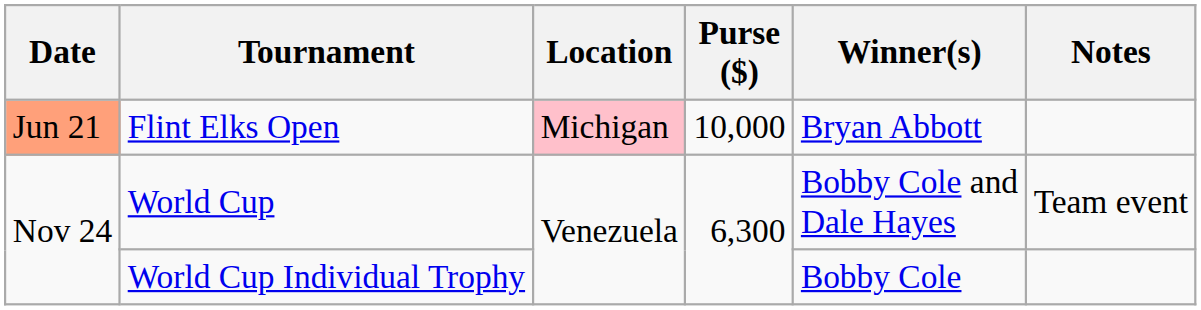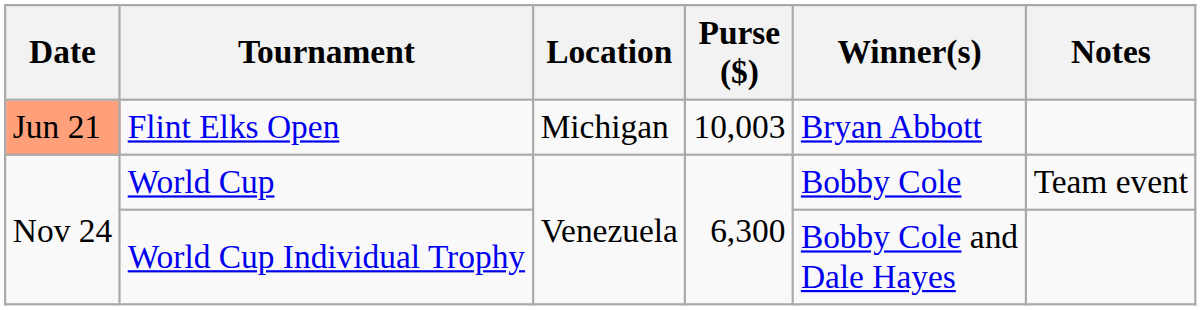(605, 126) pink background -> (605, 126) no background
(739, 126) 10,000 -> (739, 126) 10,003
(909, 201) Bobby Cole and Dale Hayes -> (881, 182) Bobby Cole
(881, 276) Bobby Cole -> (909, 257) Bobby Cole and Dale Hayes
